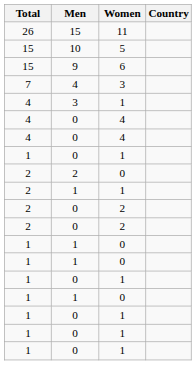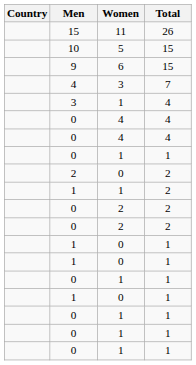columns swapped: (169, 13) <-> (28, 13)
